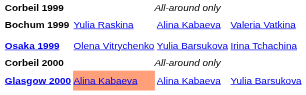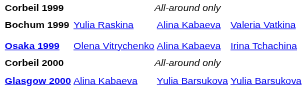(192, 46) Yulia Barsukova -> (189, 46) Alina Kabaeva
(105, 80) lightsalmon background -> (105, 80) no background
(189, 80) Alina Kabaeva -> (192, 80) Yulia Barsukova
